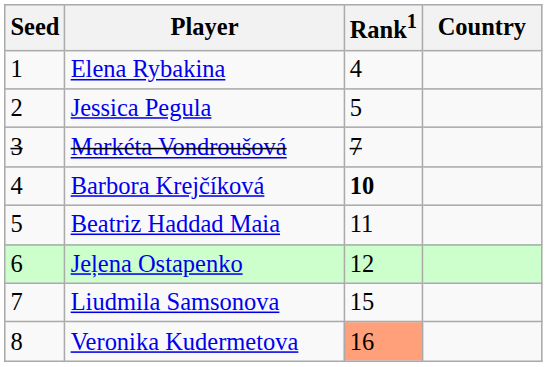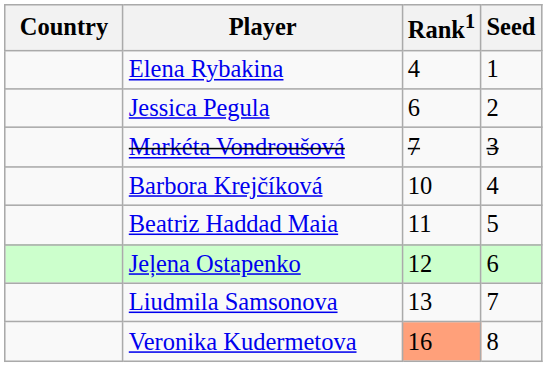columns swapped: (482, 27) <-> (35, 27)
(356, 108) 5 -> (414, 108) 6
(362, 185) bold -> (420, 185) normal
(362, 302) 15 -> (420, 302) 13
